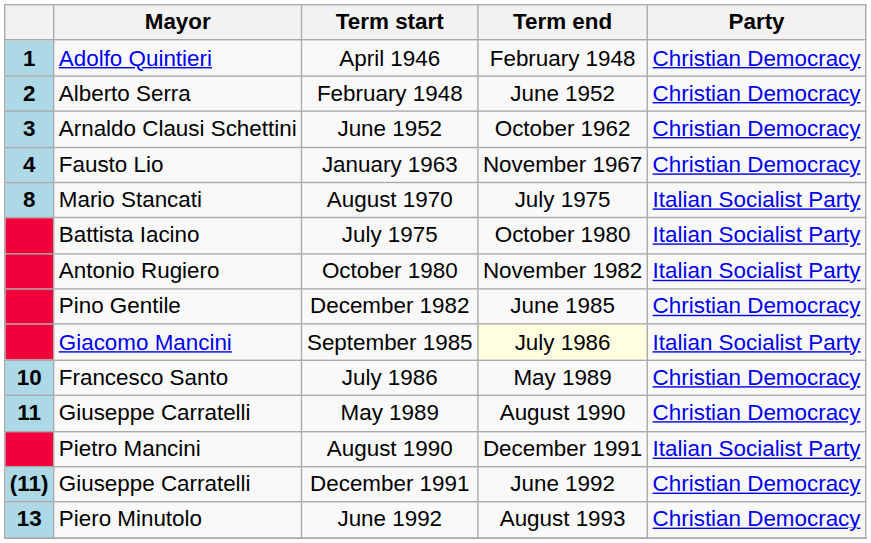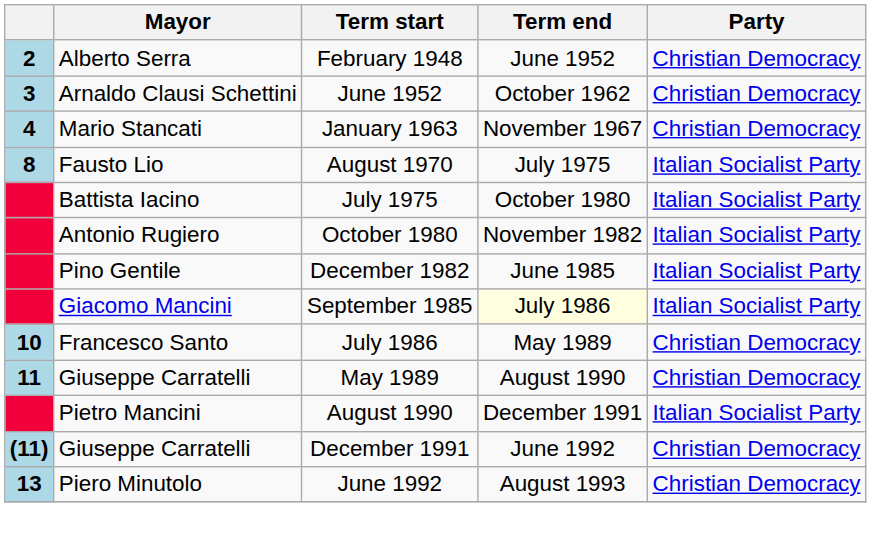- row: (390, 57)
(111, 164) Fausto Lio -> (130, 128) Mario Stancati
(130, 199) Mario Stancati -> (111, 164) Fausto Lio
(757, 306) Christian Democracy -> (757, 270) Italian Socialist Party
